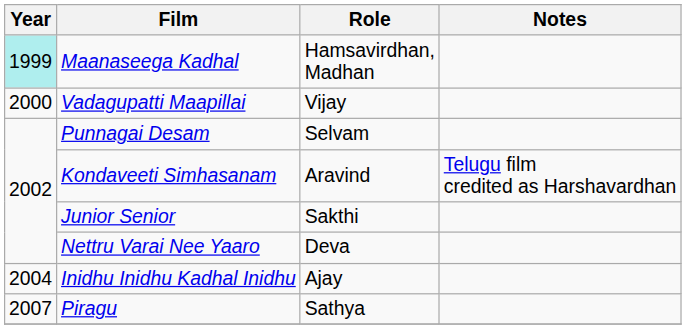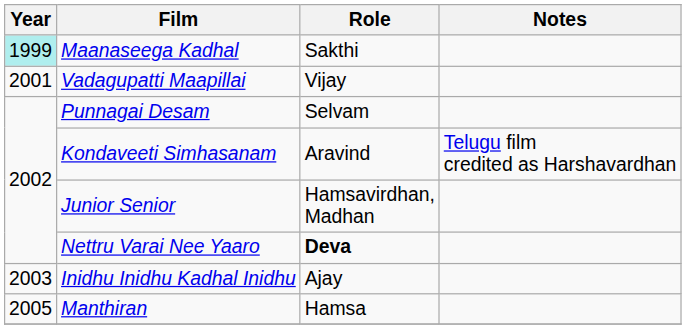(370, 61) Hamsavirdhan, Madhan -> (332, 50) Sakthi
(31, 103) 2000 -> (31, 81) 2001
(332, 216) Sakthi -> (370, 206) Hamsavirdhan, Madhan
(327, 247) normal -> (328, 247) bold
(31, 278) 2004 -> (31, 278) 2003
+ row: (104, 309)
- row: (89, 309)
